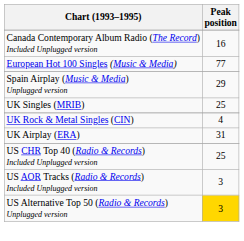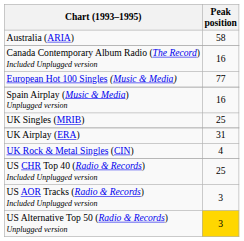+ row: (40, 38)
(221, 84) 29 -> (221, 100) 16
rows swapped: (43, 135) <-> (70, 120)
